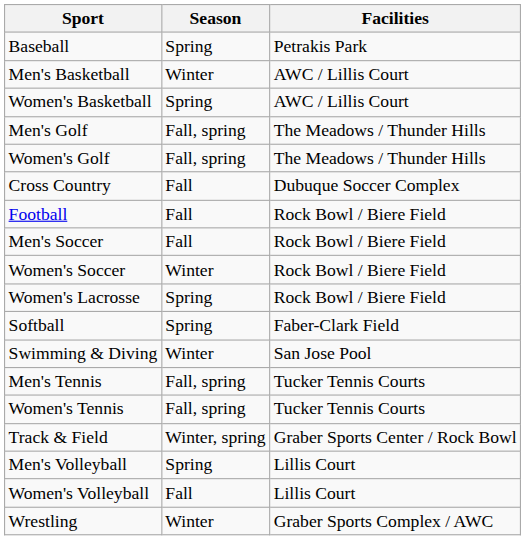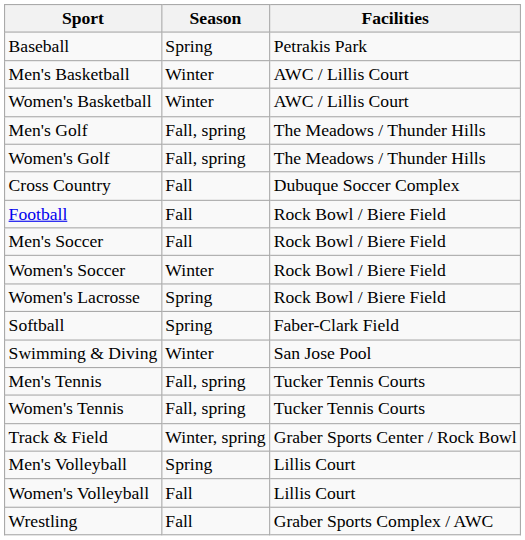(189, 102) Spring -> (189, 102) Winter
(189, 520) Winter -> (179, 520) Fall
